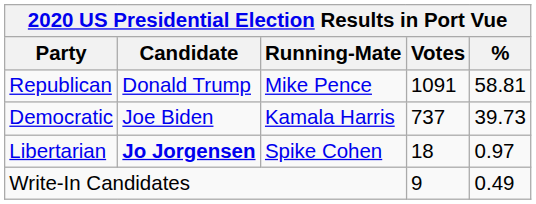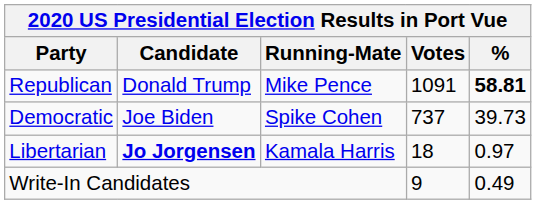(500, 85) normal -> (500, 85) bold
(330, 118) Kamala Harris -> (324, 118) Spike Cohen
(324, 150) Spike Cohen -> (330, 150) Kamala Harris
